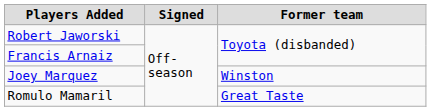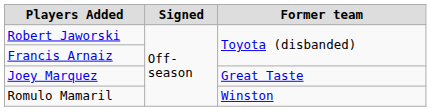(247, 76) Winston -> (262, 76) Great Taste
(262, 96) Great Taste -> (247, 96) Winston
